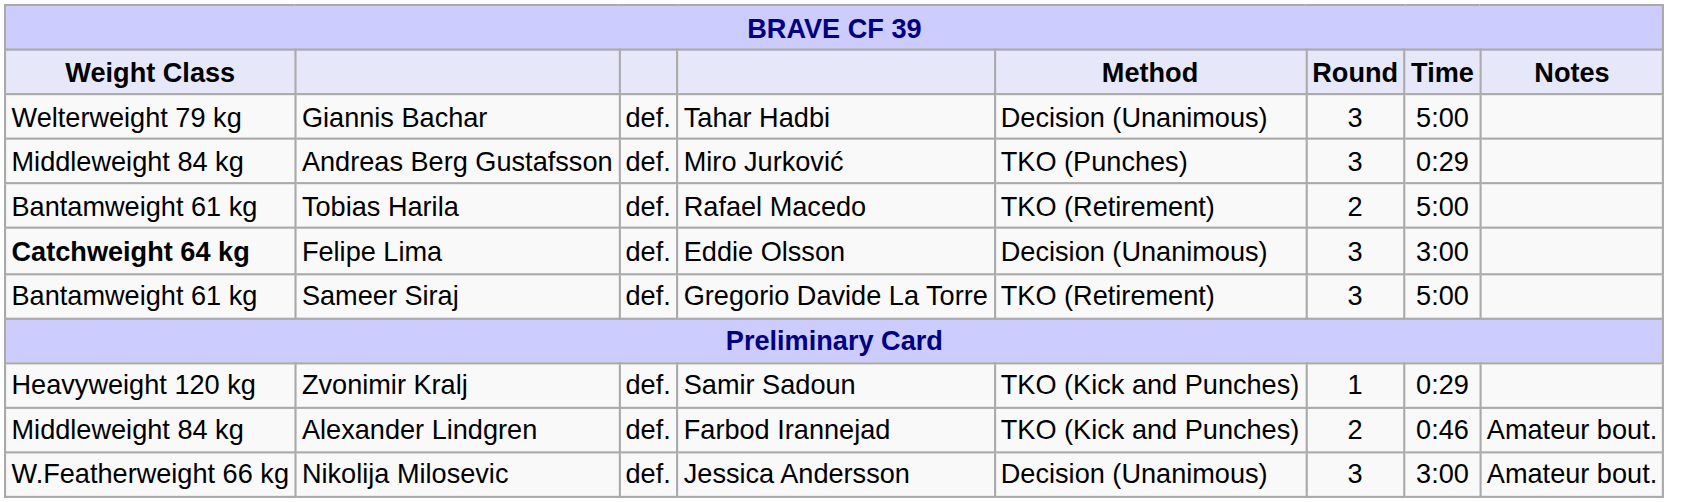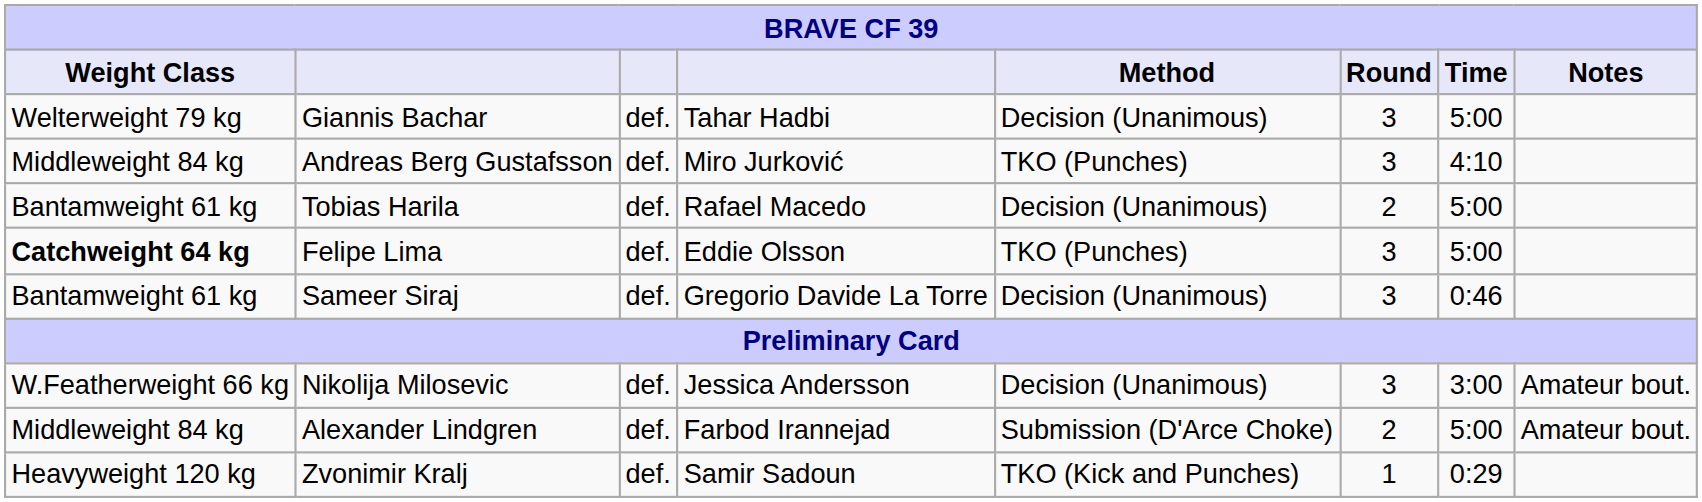(1442, 161) 0:29 -> (1476, 161) 4:10
(1108, 206) TKO (Retirement) -> (1134, 206) Decision (Unanimous)
(1134, 251) Decision (Unanimous) -> (1094, 251) TKO (Punches)
(1442, 251) 3:00 -> (1476, 251) 5:00
(1108, 296) TKO (Retirement) -> (1134, 296) Decision (Unanimous)
(1442, 296) 5:00 -> (1476, 296) 0:46
rows swapped: (385, 385) <-> (405, 474)
(1150, 430) TKO (Kick and Punches) -> (1167, 430) Submission (D'Arce Choke)
(1442, 430) 0:46 -> (1476, 430) 5:00
